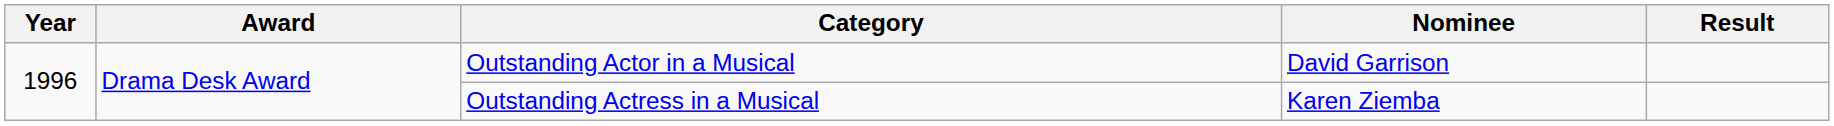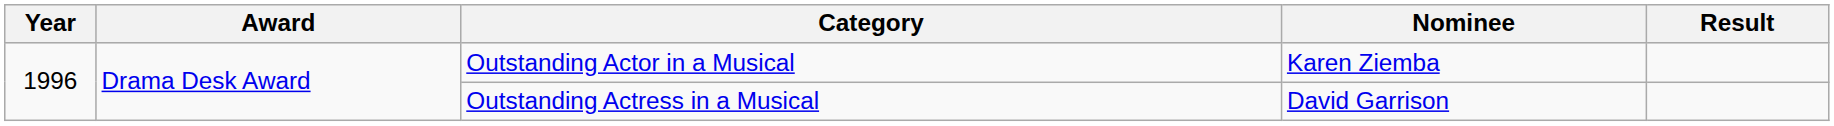(1368, 62) David Garrison -> (1363, 62) Karen Ziemba
(1363, 100) Karen Ziemba -> (1368, 100) David Garrison
